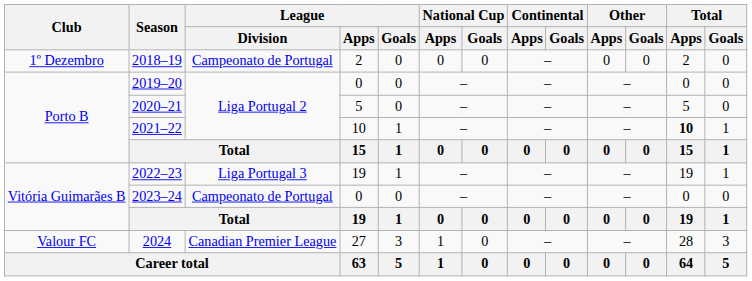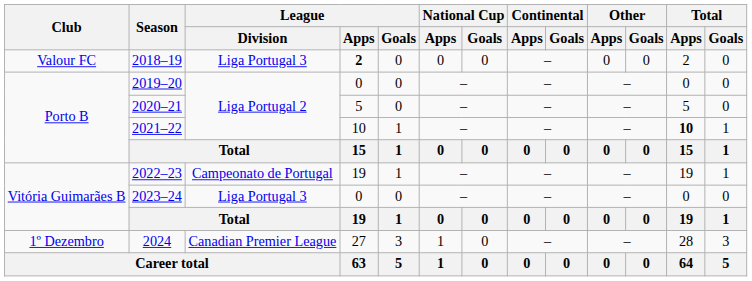(67, 60) 1º Dezembro -> (67, 60) Valour FC
(262, 60) Campeonato de Portugal -> (262, 60) Liga Portugal 3
(359, 60) normal -> (359, 60) bold
(262, 173) Liga Portugal 3 -> (262, 173) Campeonato de Portugal
(262, 196) Campeonato de Portugal -> (262, 196) Liga Portugal 3
(67, 241) Valour FC -> (67, 241) 1º Dezembro
